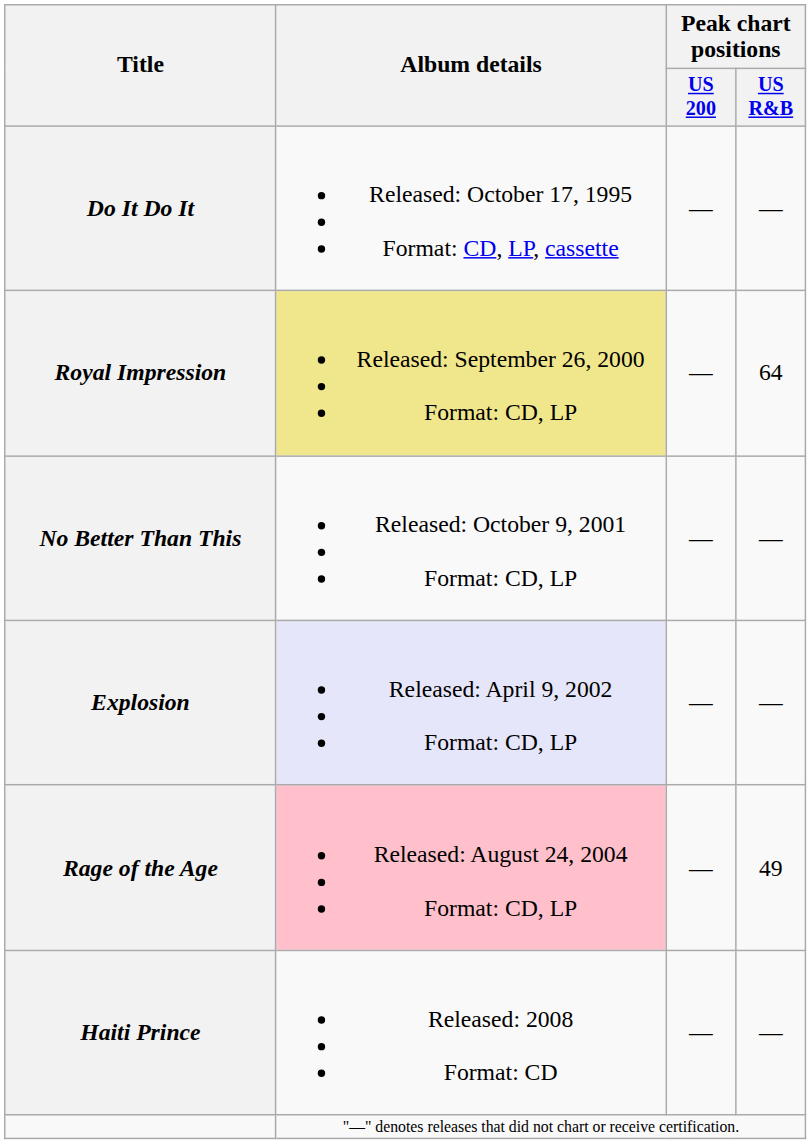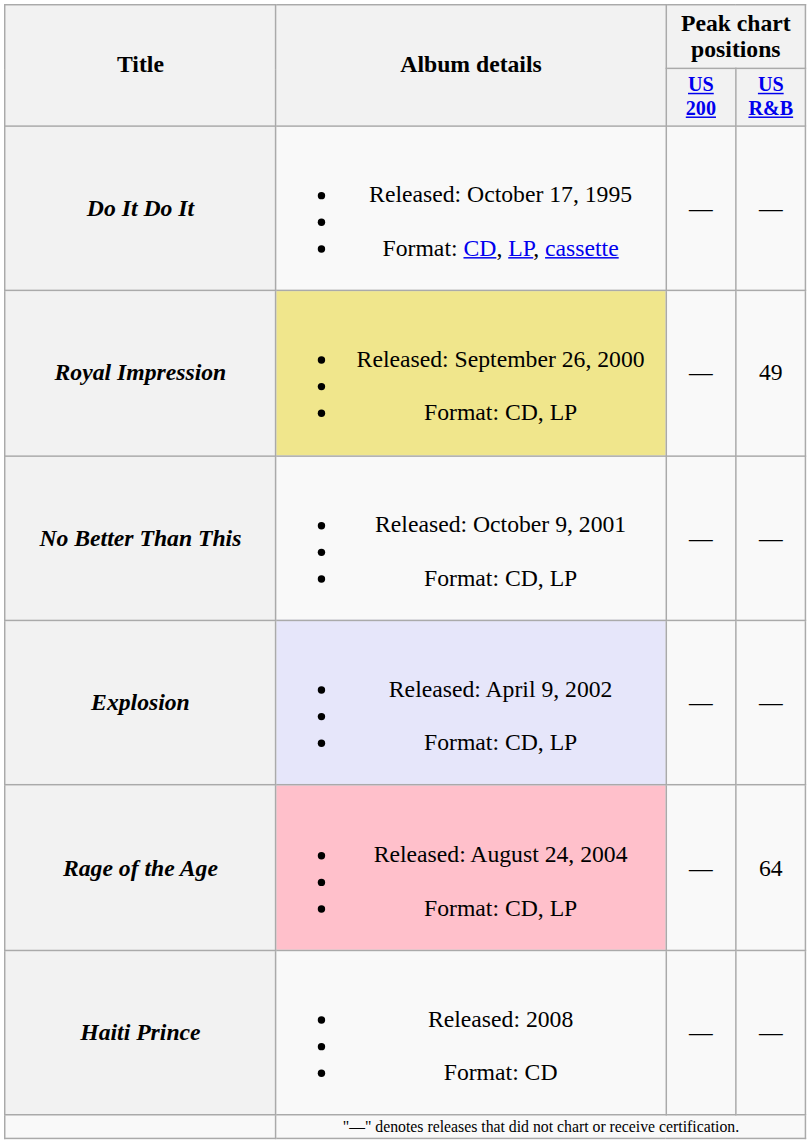(771, 372) 64 -> (771, 372) 49
(771, 867) 49 -> (771, 867) 64
